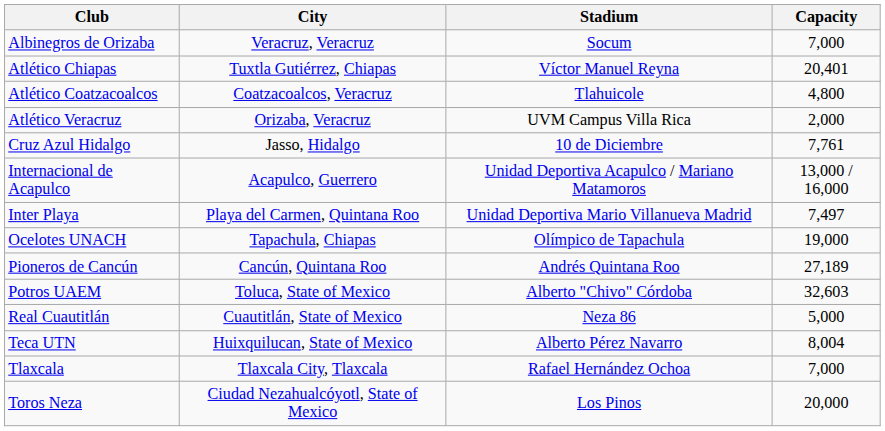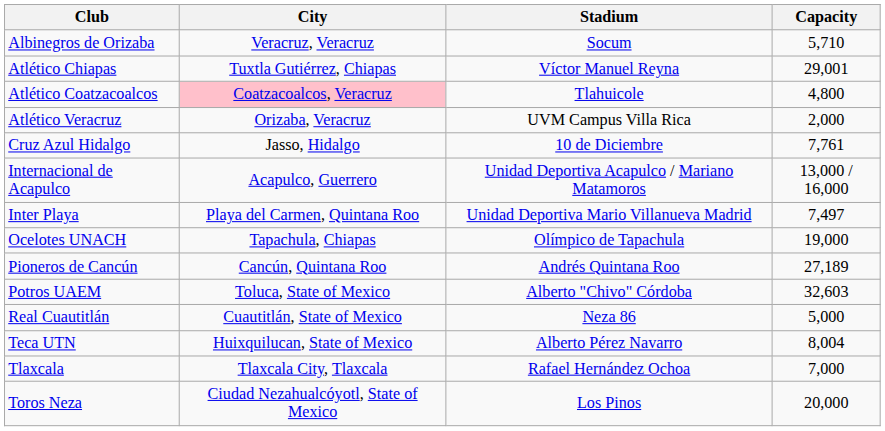(826, 42) 7,000 -> (826, 42) 5,710
(826, 68) 20,401 -> (826, 68) 29,001
(313, 94) no background -> (313, 94) pink background
